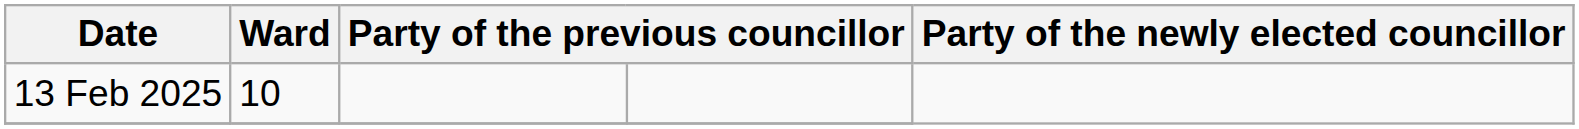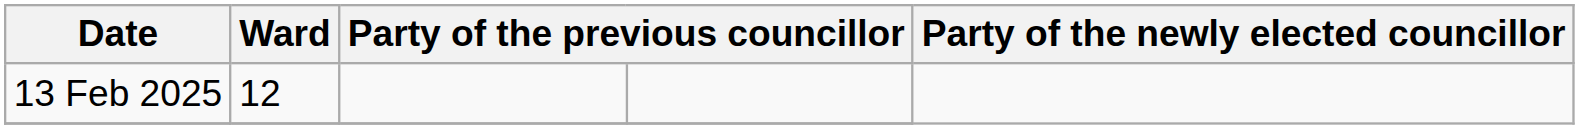(260, 92) 10 -> (260, 92) 12
